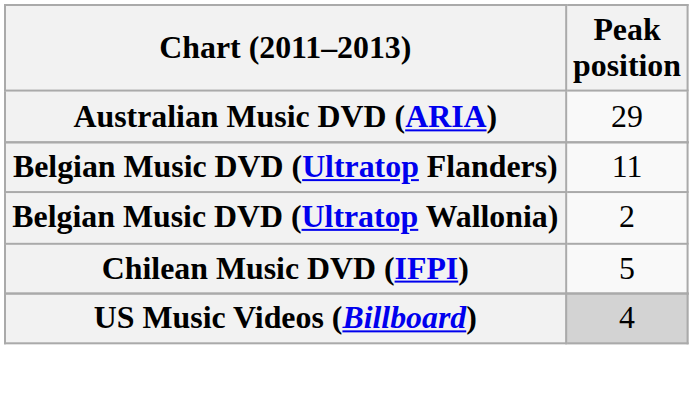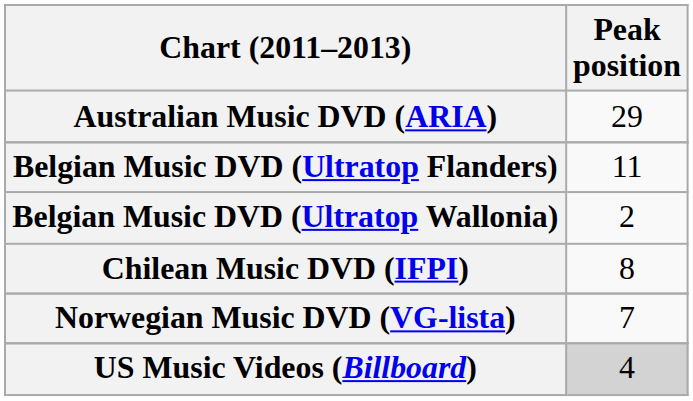(627, 267) 5 -> (627, 267) 8
+ row: (285, 318)
